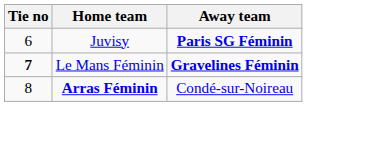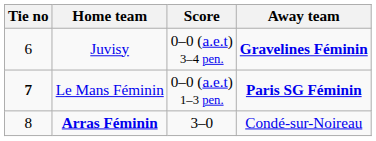+ column: (202, 16)
(235, 40) Paris SG Féminin -> (304, 49) Gravelines Féminin
(235, 64) Gravelines Féminin -> (304, 90) Paris SG Féminin
